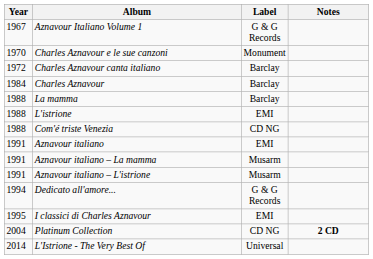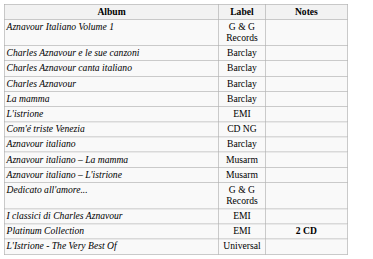- column: (18, 12)
(265, 53) Monument -> (242, 53) Barclay
(265, 144) EMI -> (242, 144) Barclay
(265, 231) CD NG -> (242, 231) EMI
